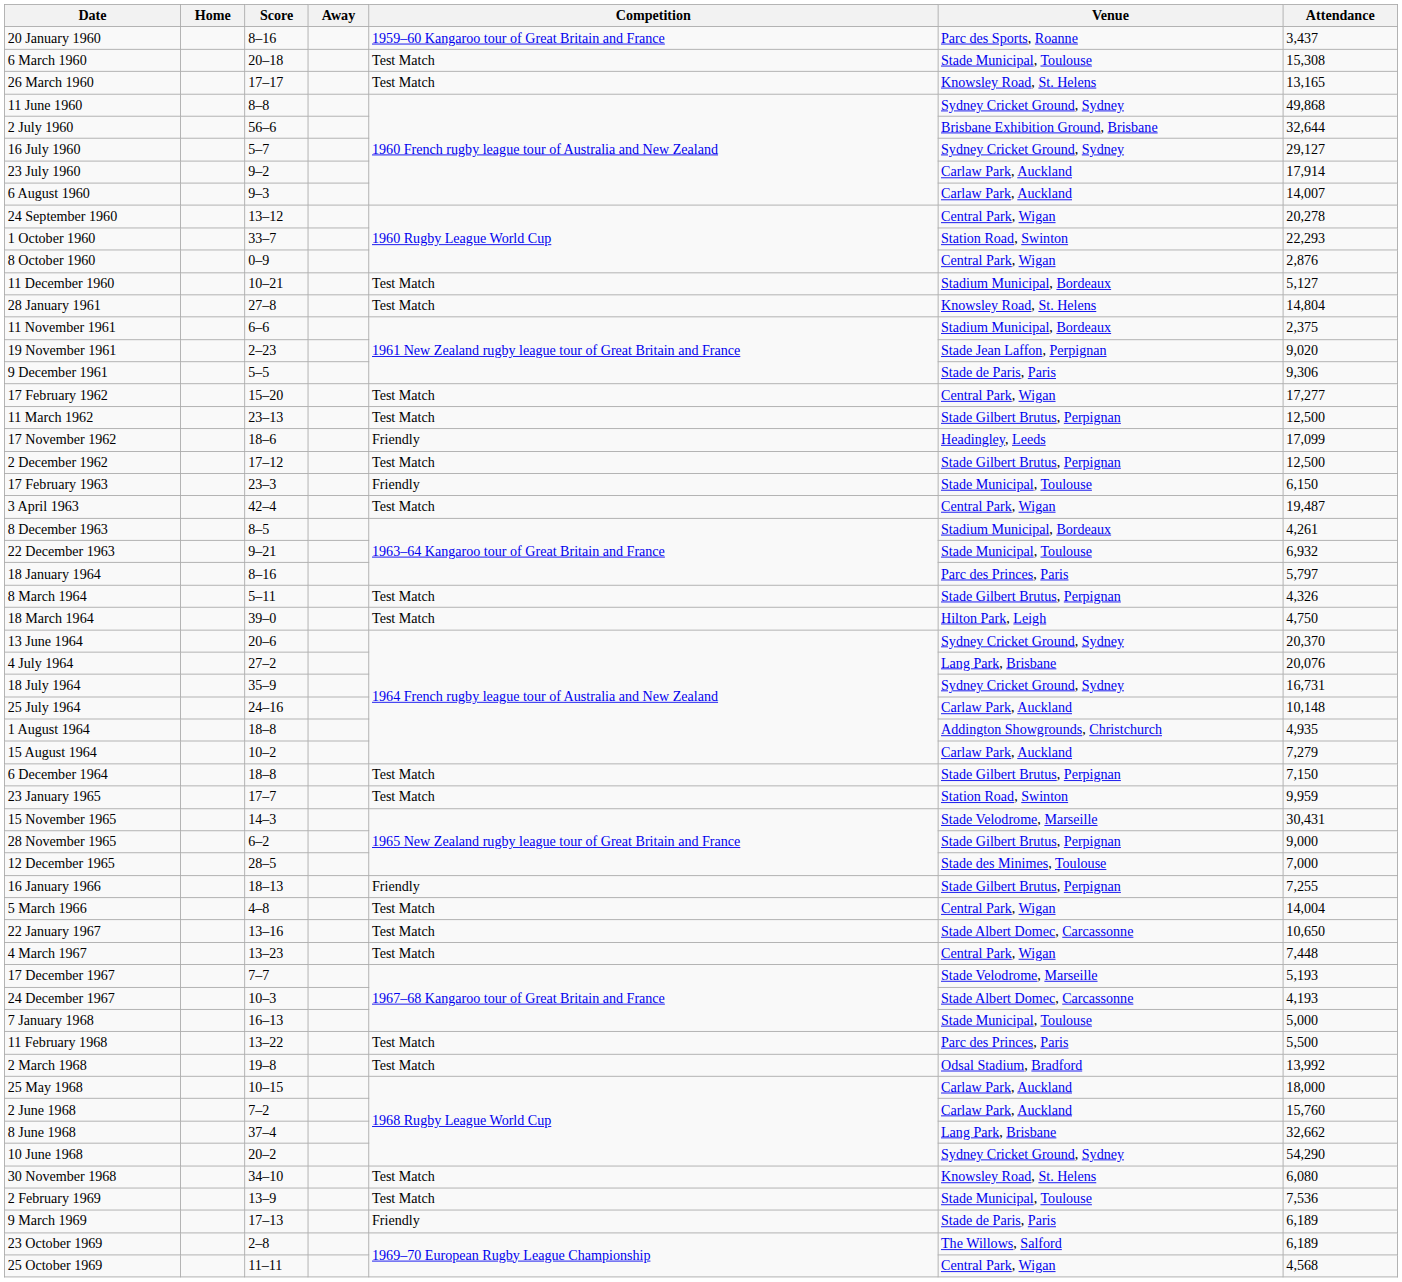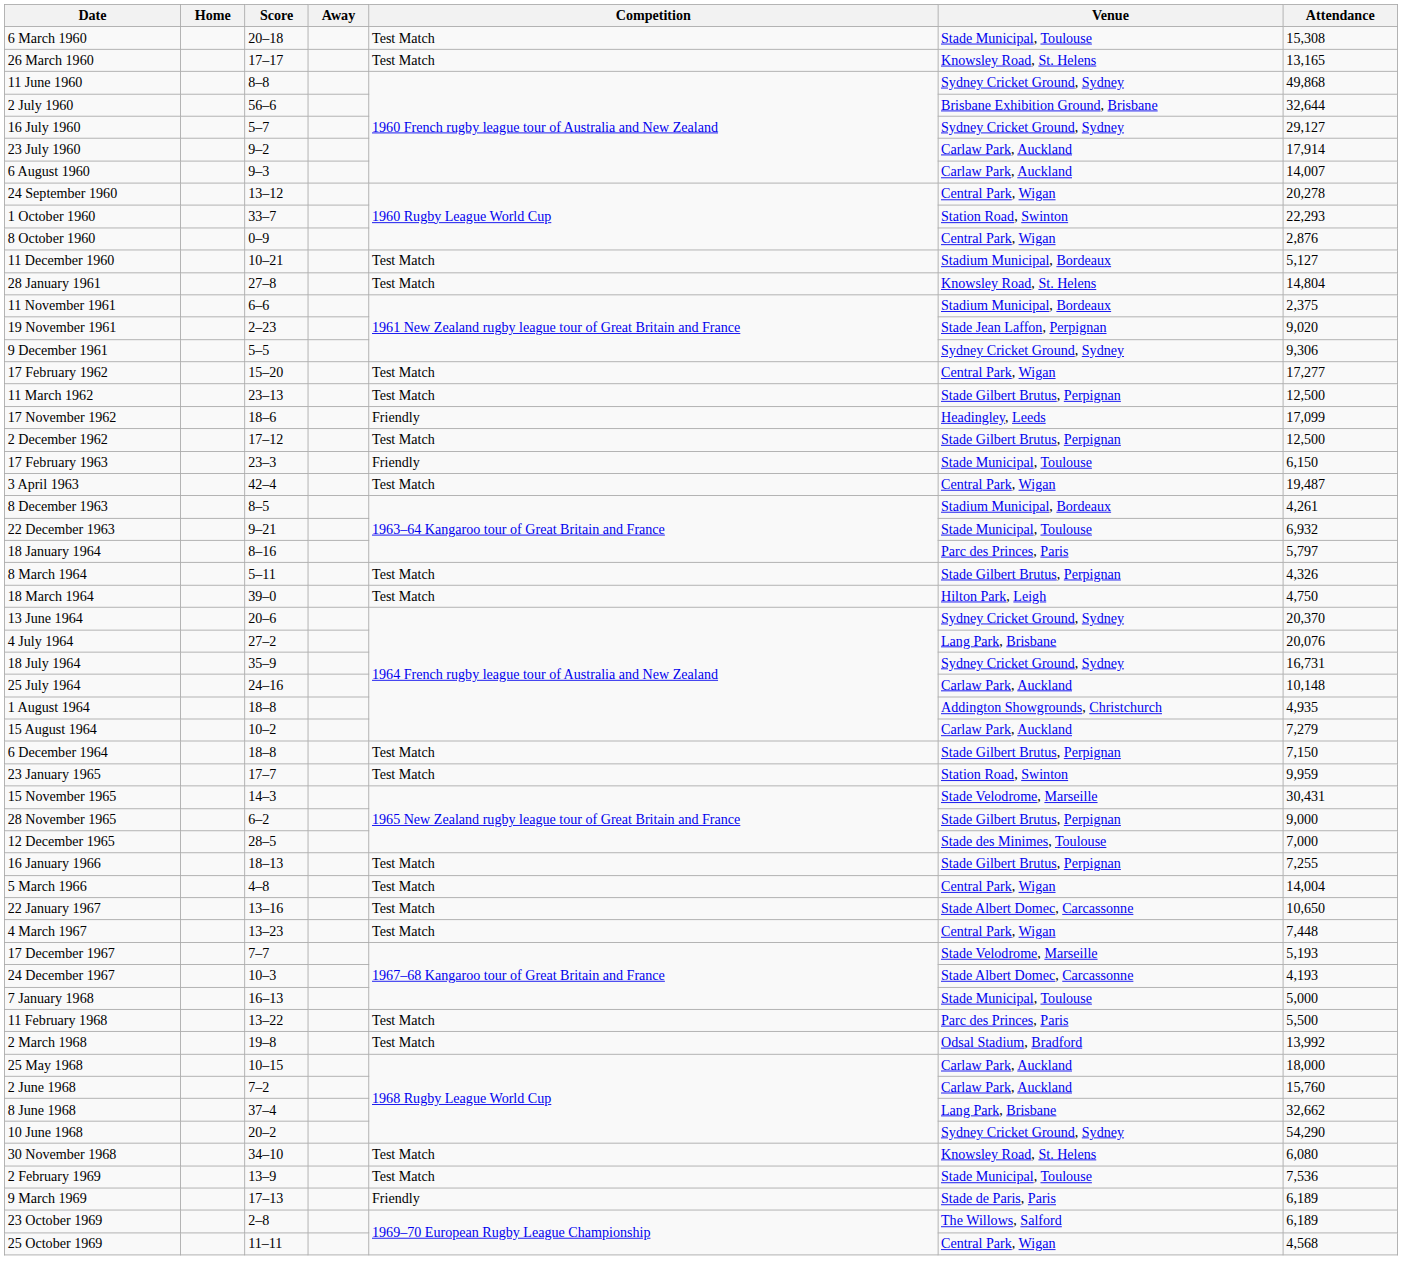- row: (54, 37)
(998, 372) Stade de Paris, Paris -> (1033, 350) Sydney Cricket Ground, Sydney
(396, 886) Friendly -> (403, 864) Test Match
